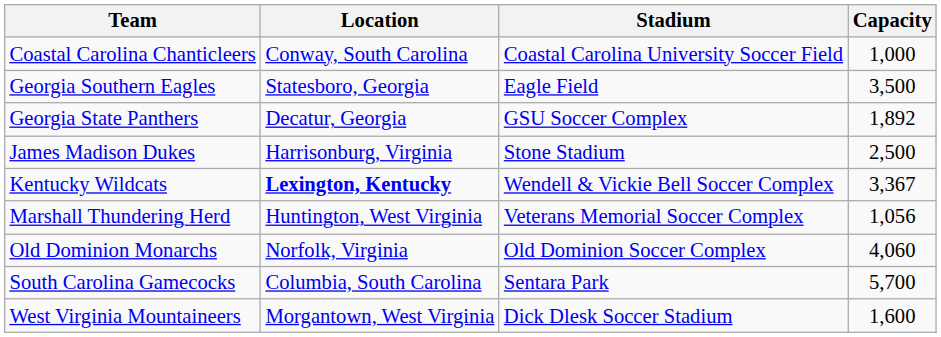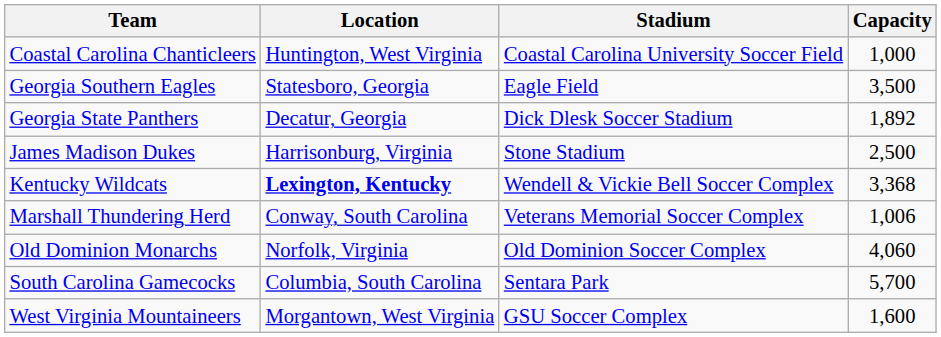(366, 53) Conway, South Carolina -> (374, 53) Huntington, West Virginia
(596, 119) GSU Soccer Complex -> (618, 119) Dick Dlesk Soccer Stadium
(892, 184) 3,367 -> (892, 184) 3,368
(374, 217) Huntington, West Virginia -> (366, 217) Conway, South Carolina
(892, 217) 1,056 -> (892, 217) 1,006
(618, 315) Dick Dlesk Soccer Stadium -> (596, 315) GSU Soccer Complex
